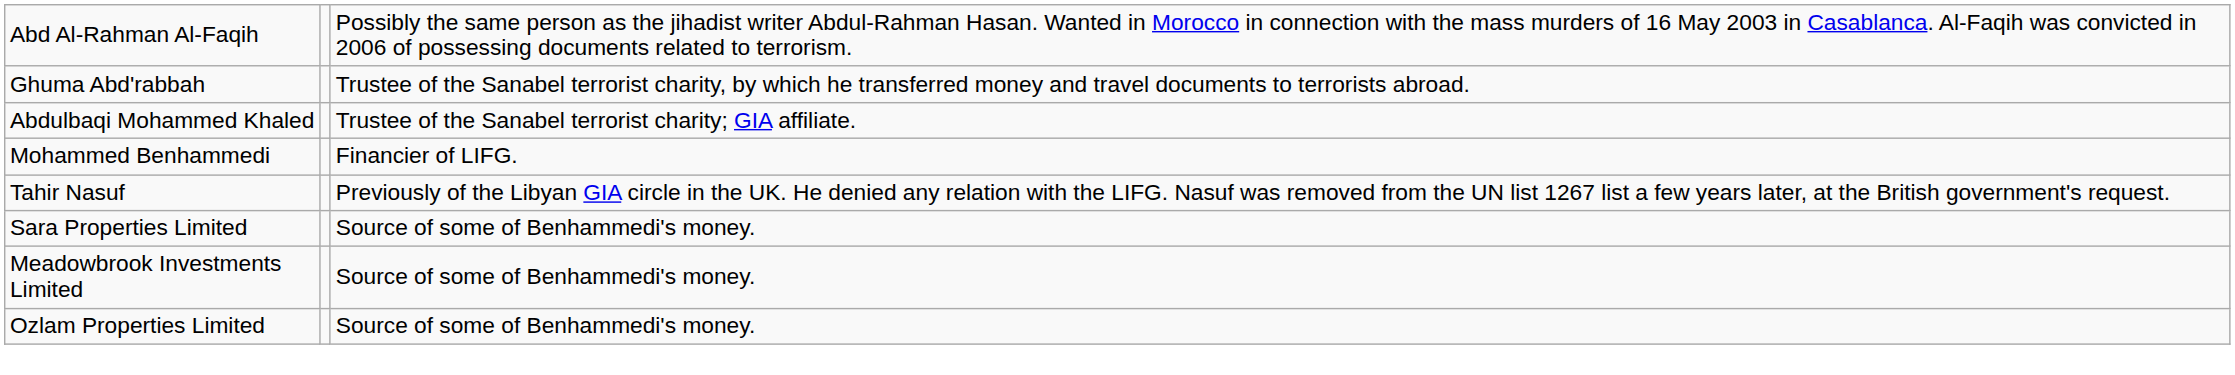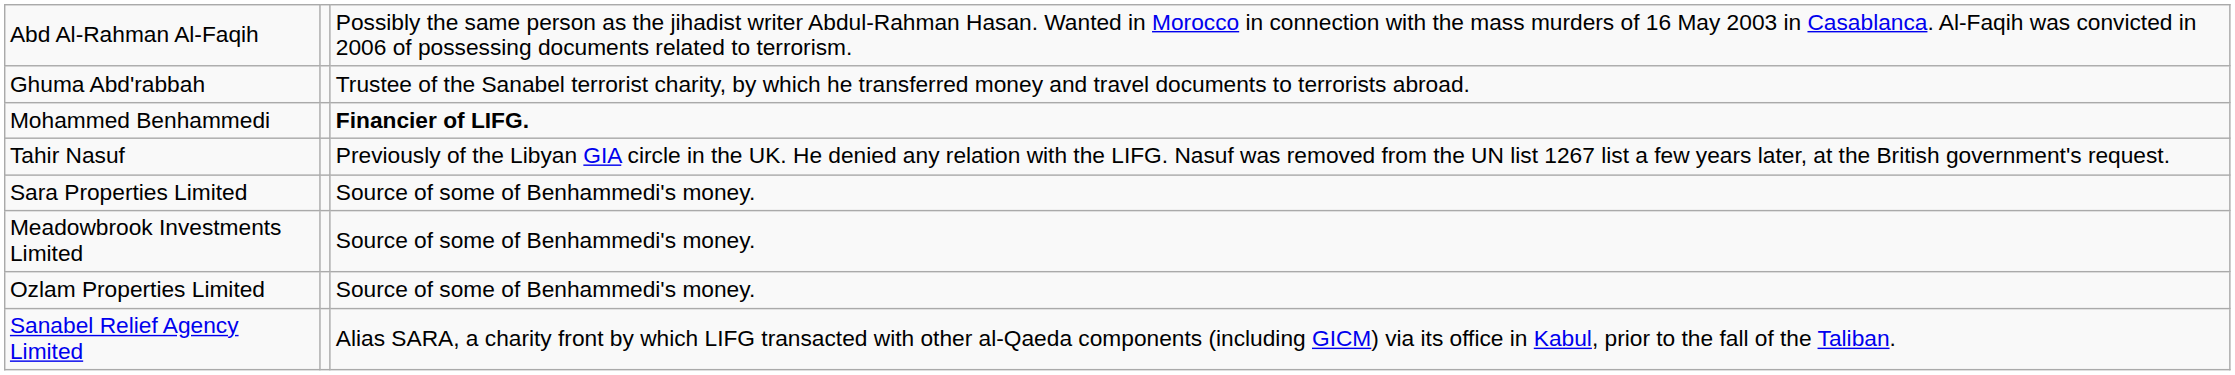- row: (162, 120)
(427, 156) normal -> (432, 120) bold
+ row: (124, 338)
